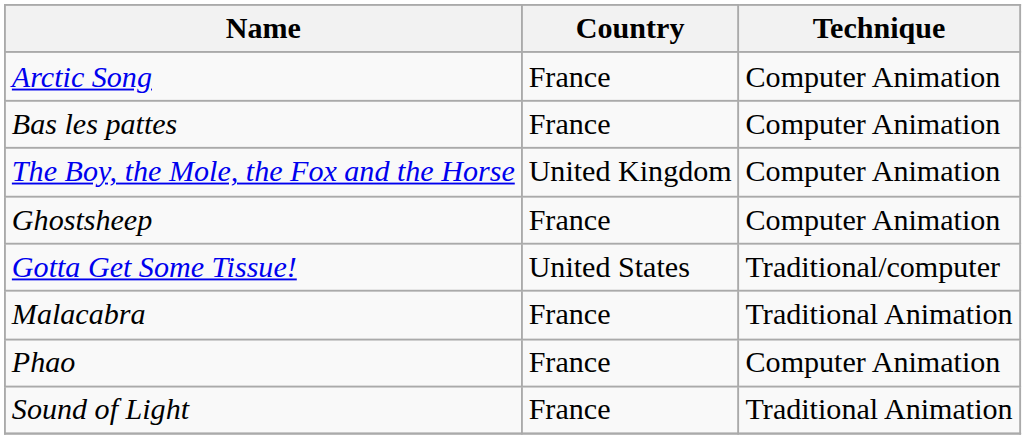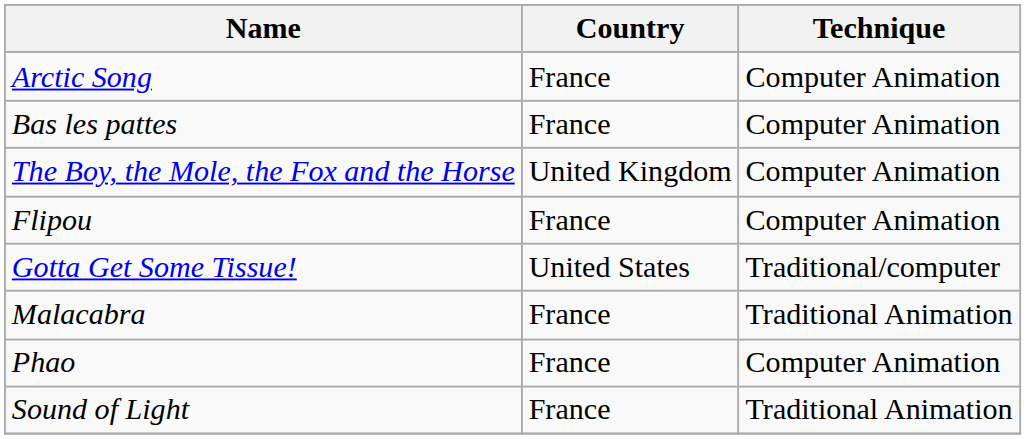+ row: (52, 219)
- row: (82, 219)
